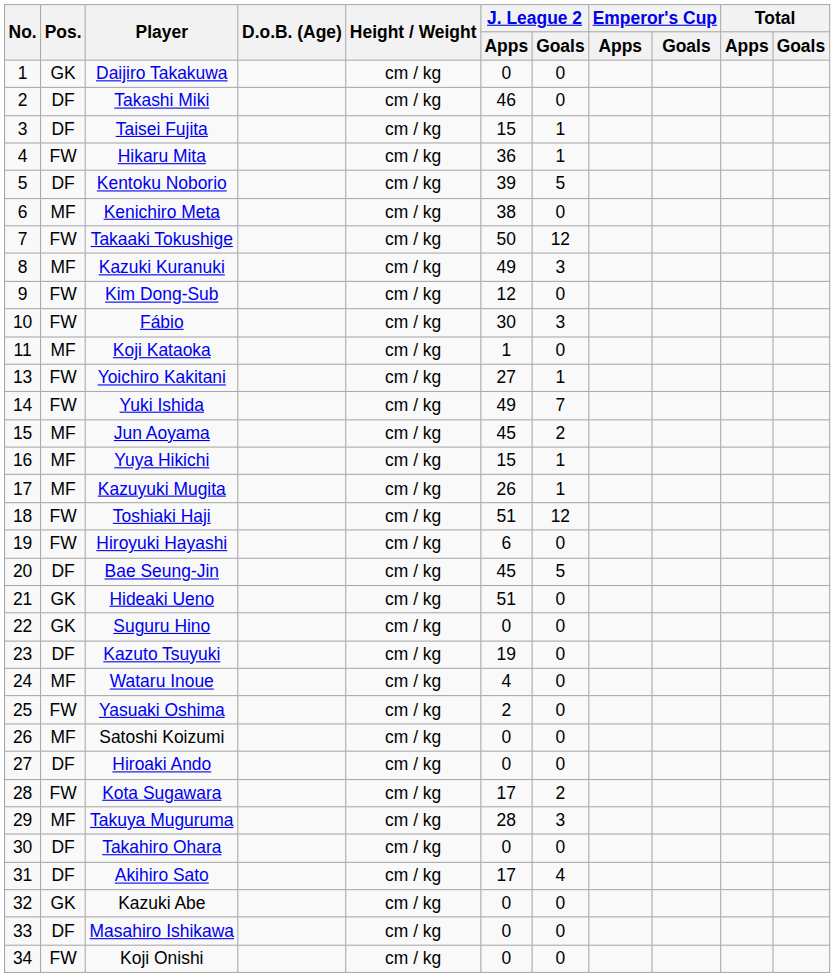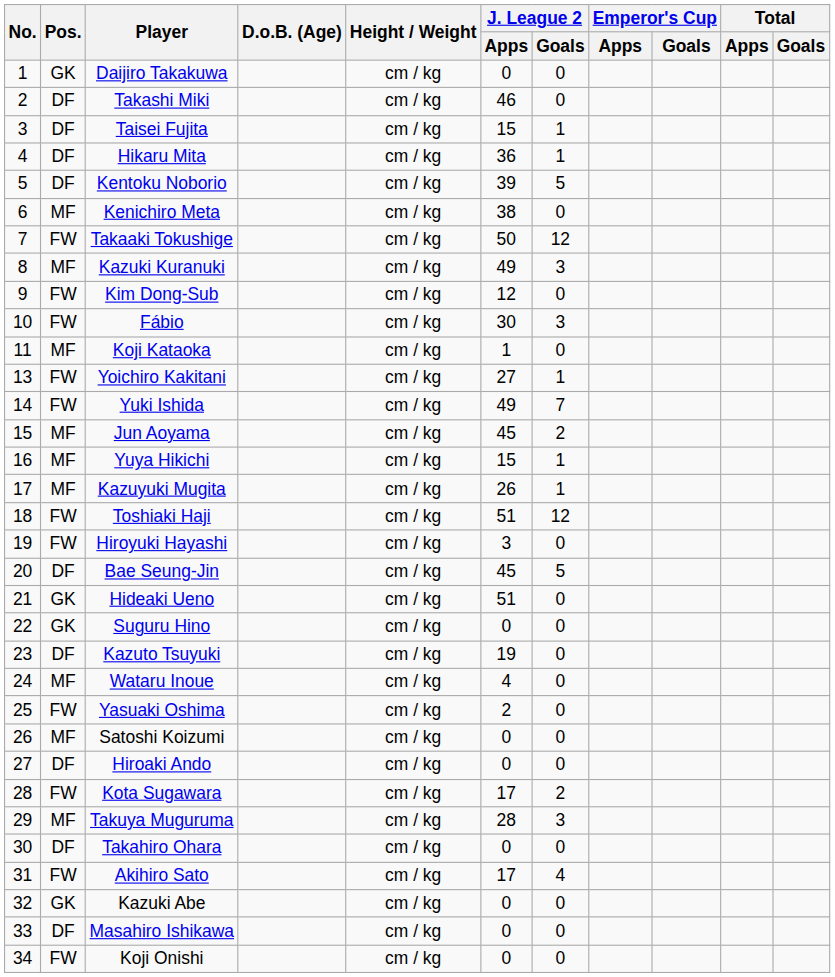(63, 156) FW -> (63, 156) DF
(506, 543) 6 -> (506, 543) 3
(63, 875) DF -> (63, 875) FW
